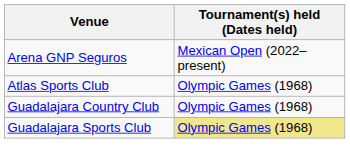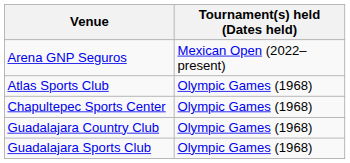+ row: (87, 106)
(245, 127) khaki background -> (245, 148) no background
